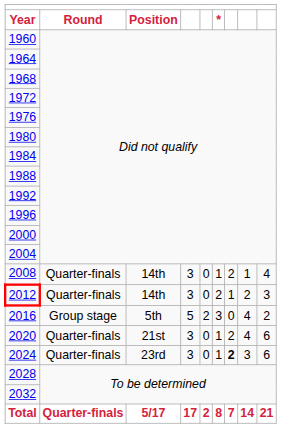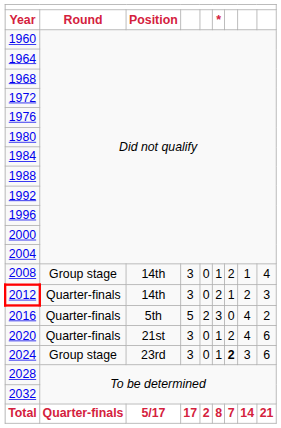(83, 274) Quarter-finals -> (83, 274) Group stage
(83, 315) Group stage -> (83, 315) Quarter-finals
(83, 355) Quarter-finals -> (83, 355) Group stage
